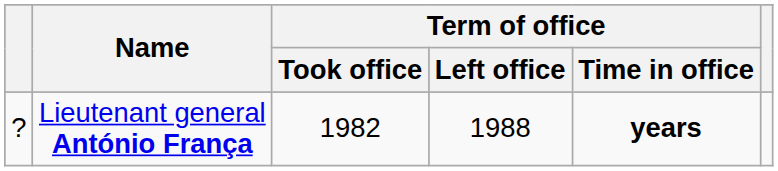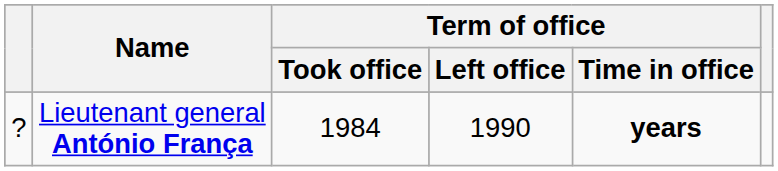(350, 128) 1982 -> (350, 128) 1984
(500, 128) 1988 -> (500, 128) 1990
